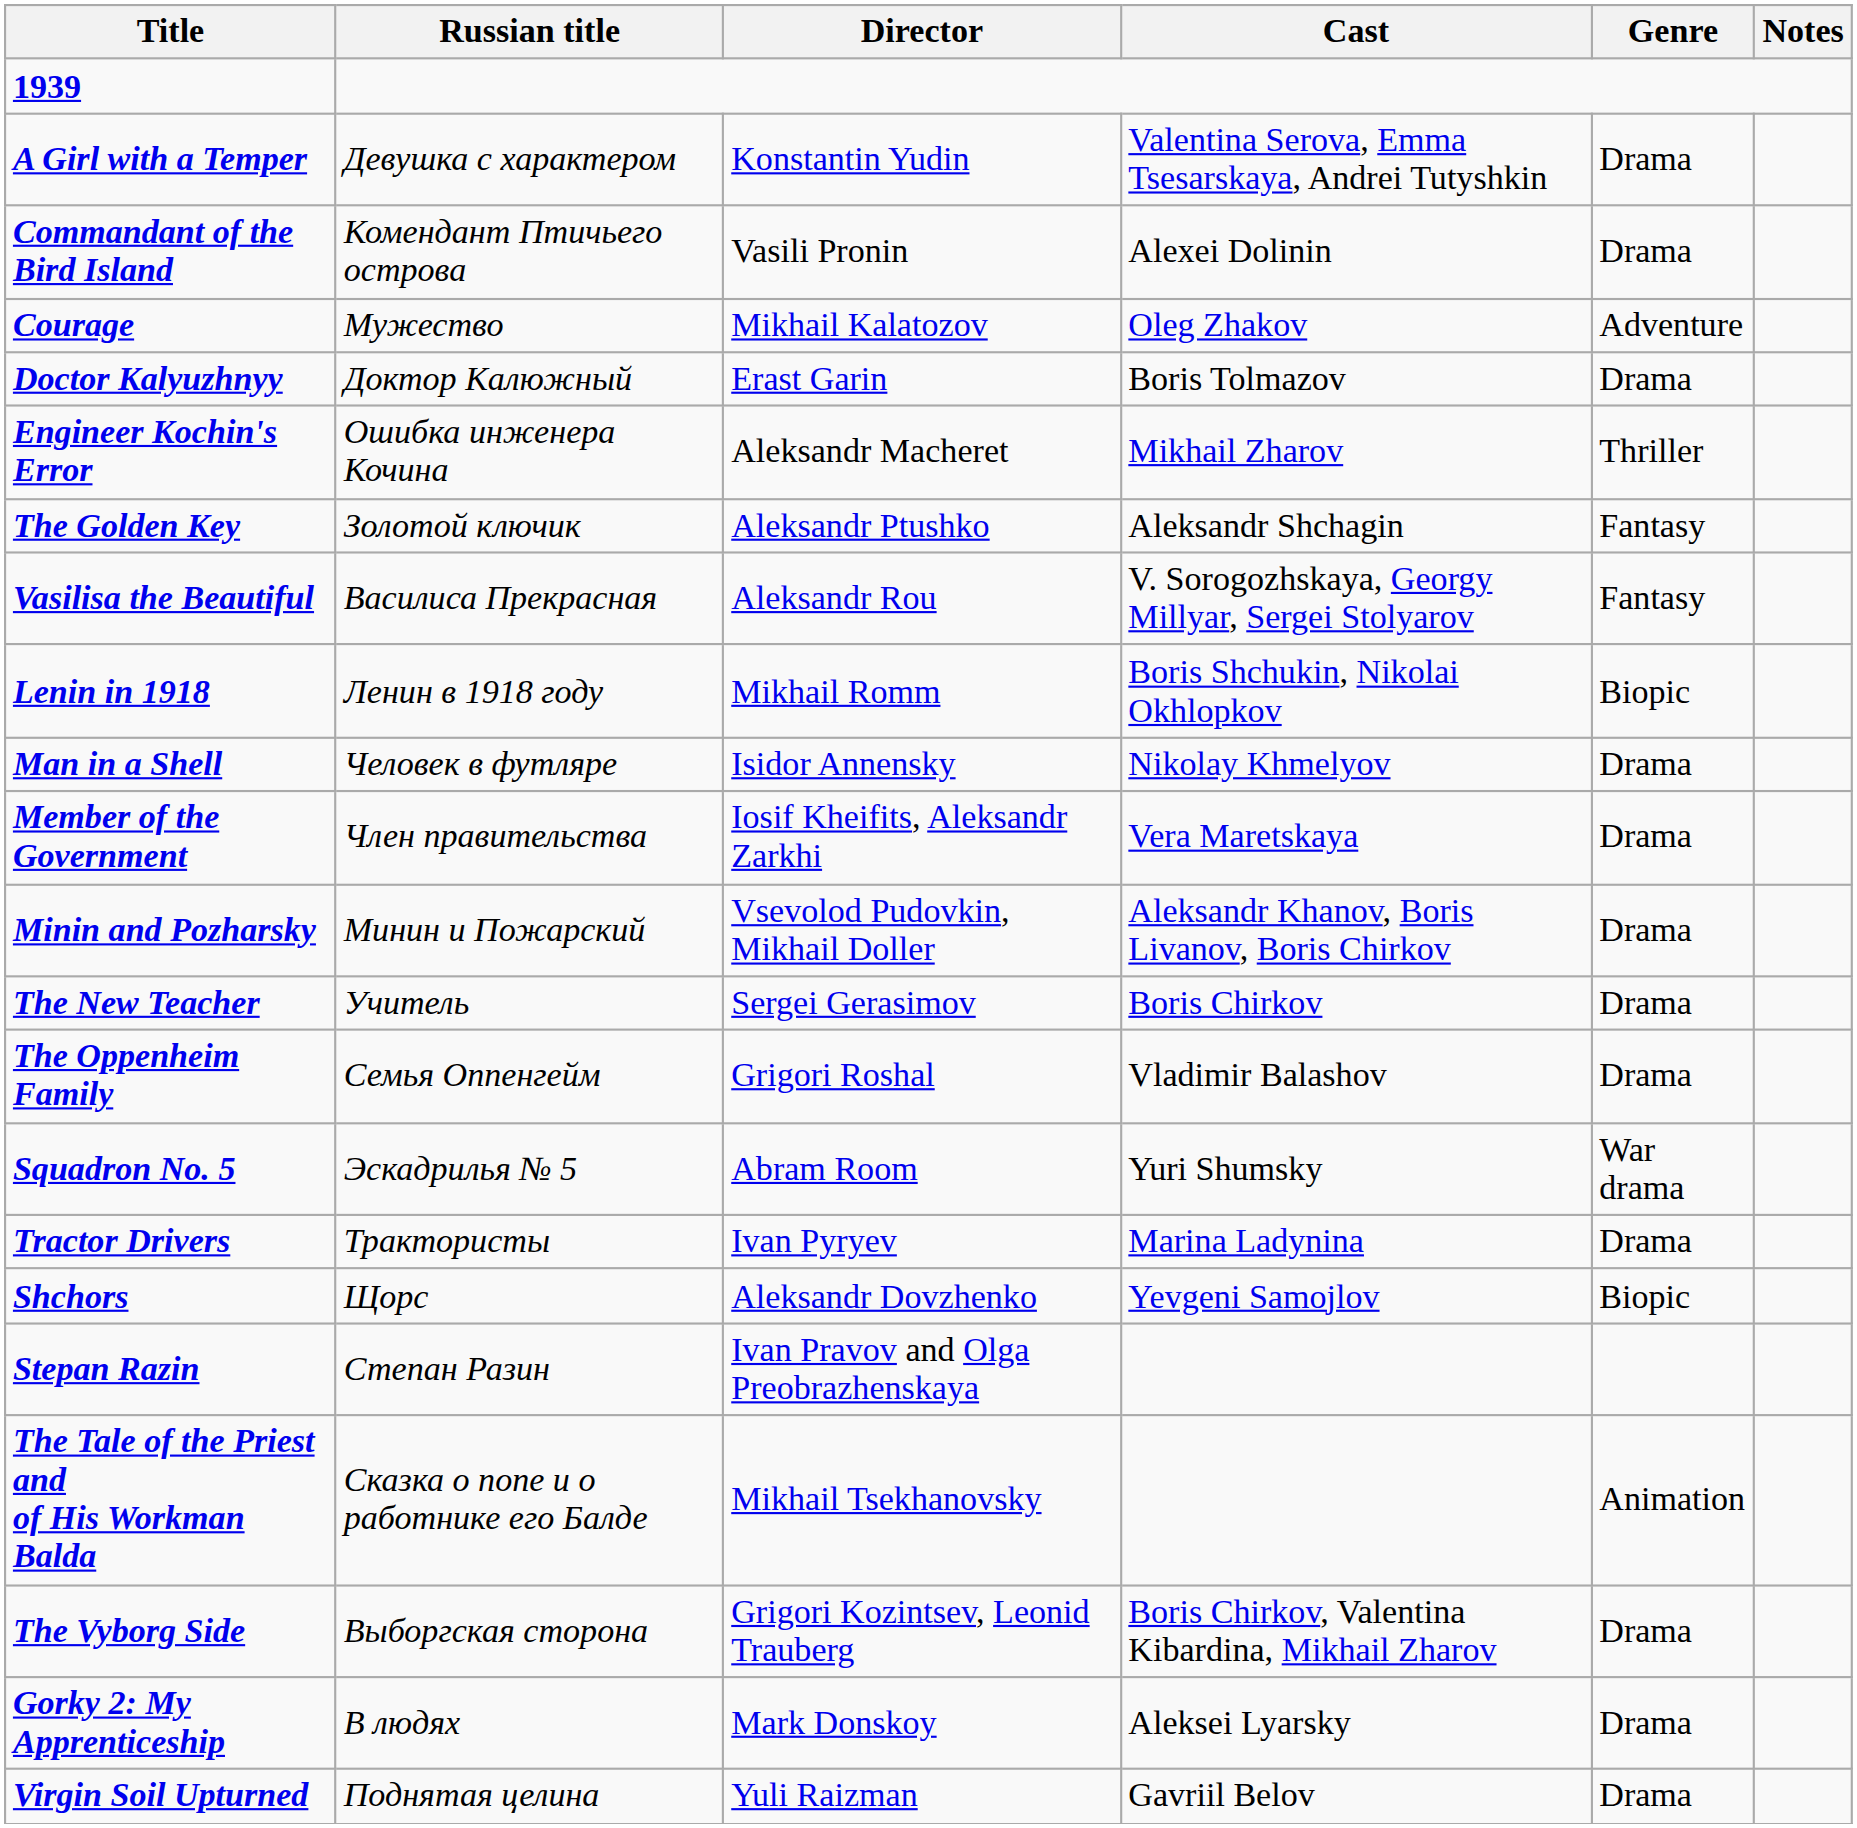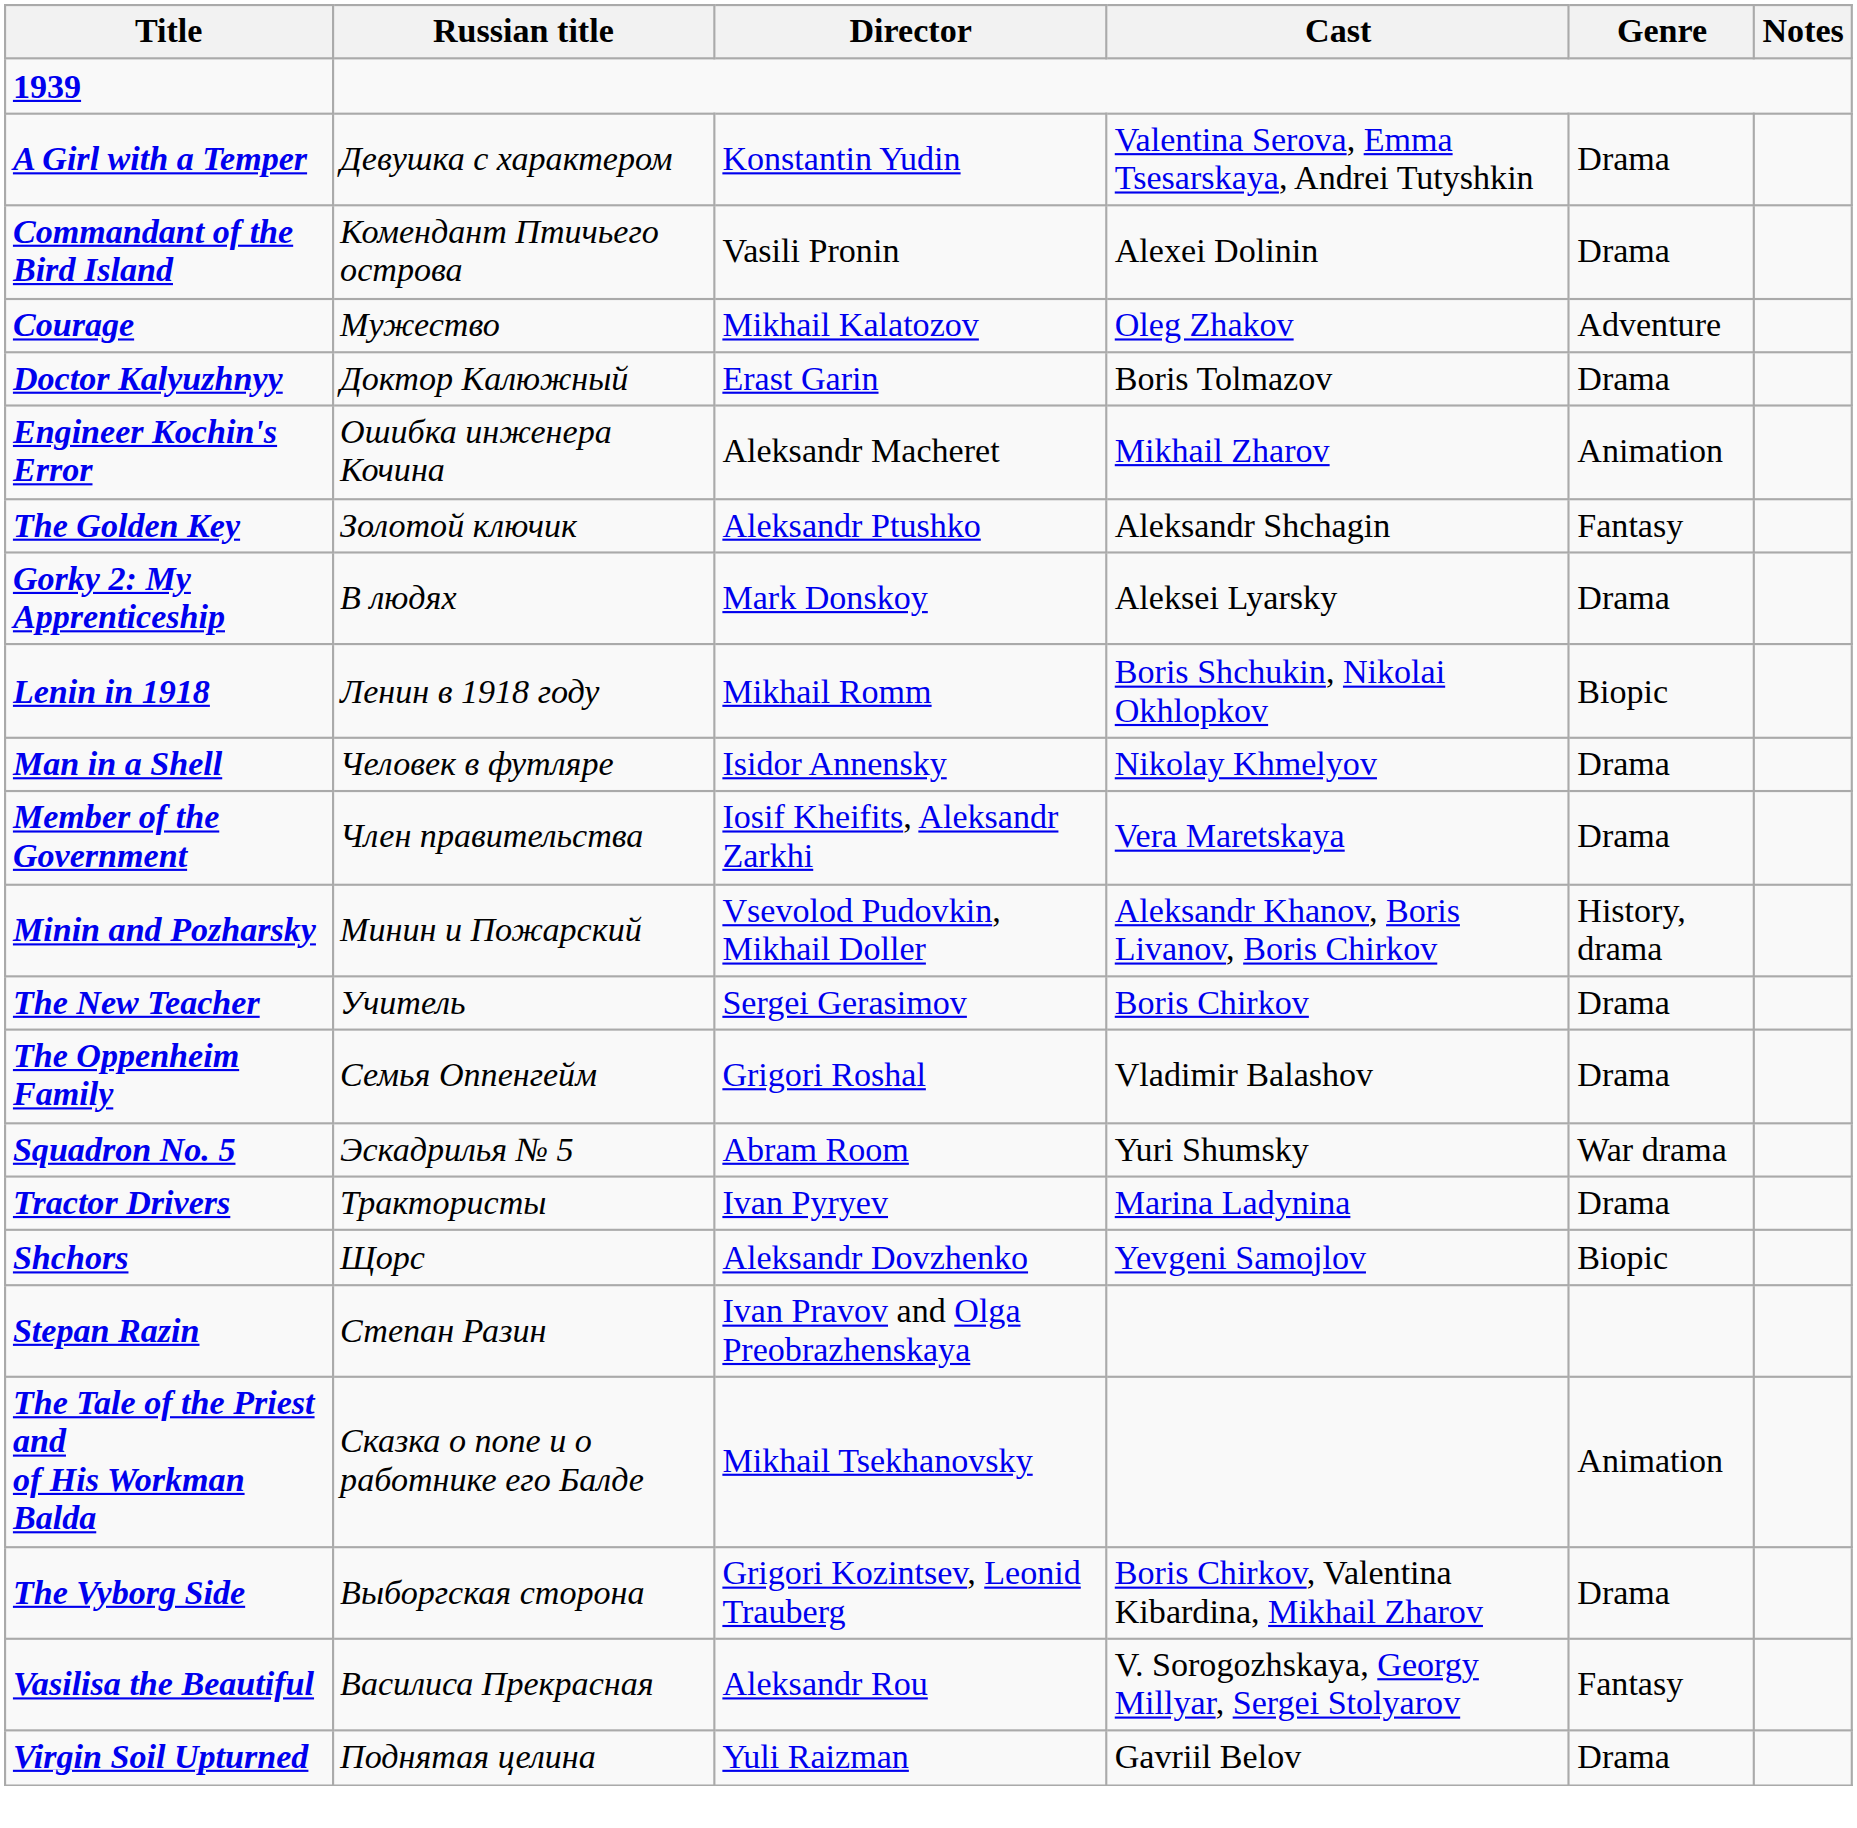(1651, 451) Thriller -> (1650, 451) Animation
rows swapped: (119, 1722) <-> (163, 598)
(1646, 929) Drama -> (1632, 929) History, drama
